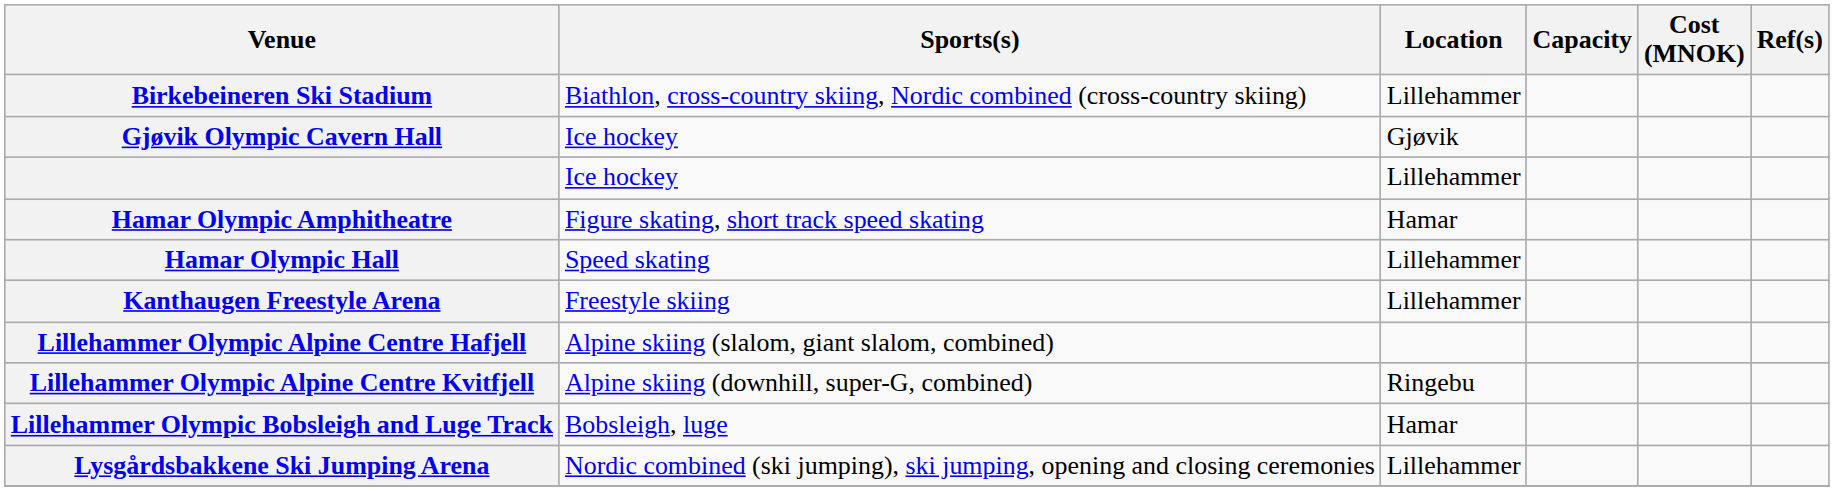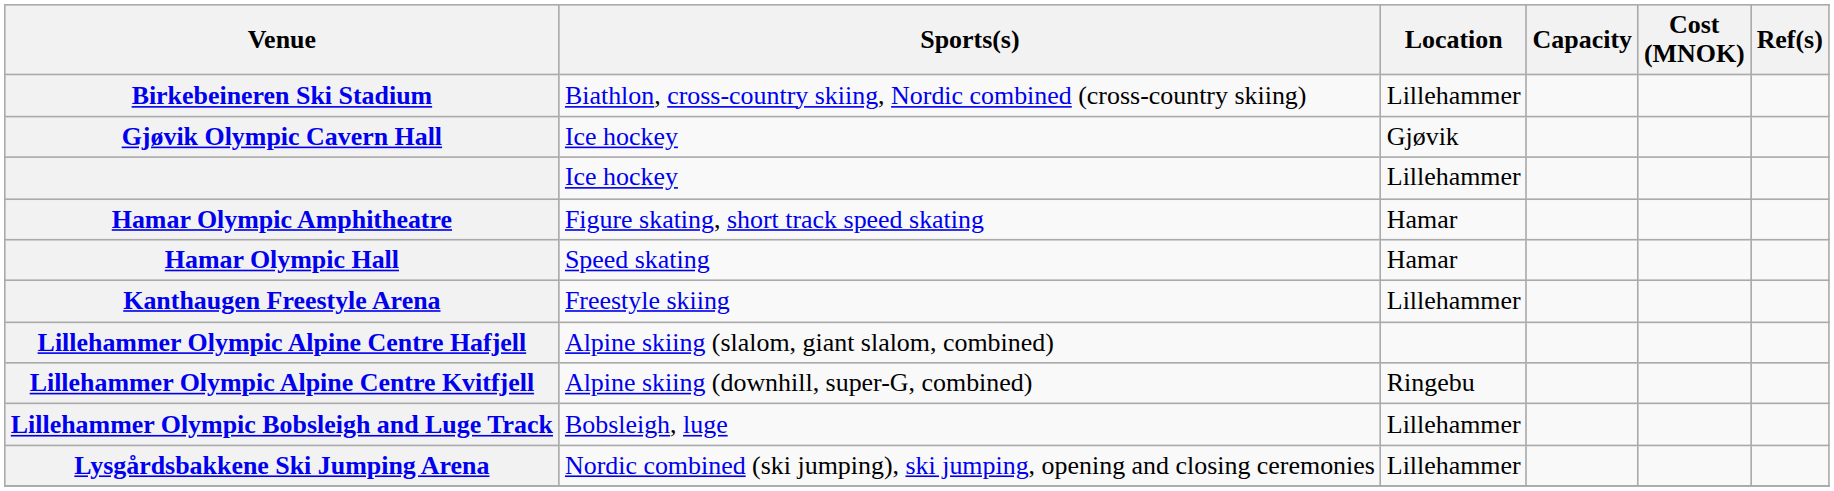(1454, 259) Lillehammer -> (1422, 259) Hamar
(1422, 424) Hamar -> (1454, 424) Lillehammer
